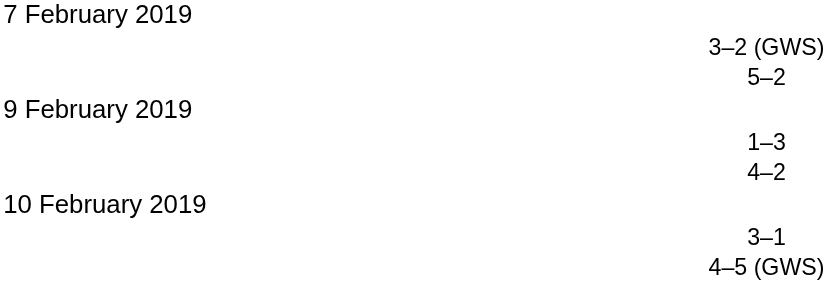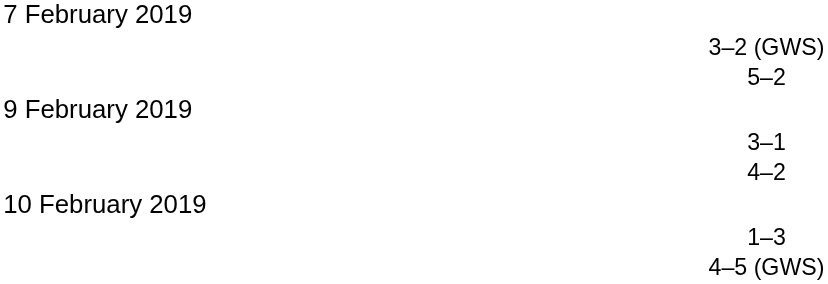rows swapped: (319, 142) <-> (319, 237)
